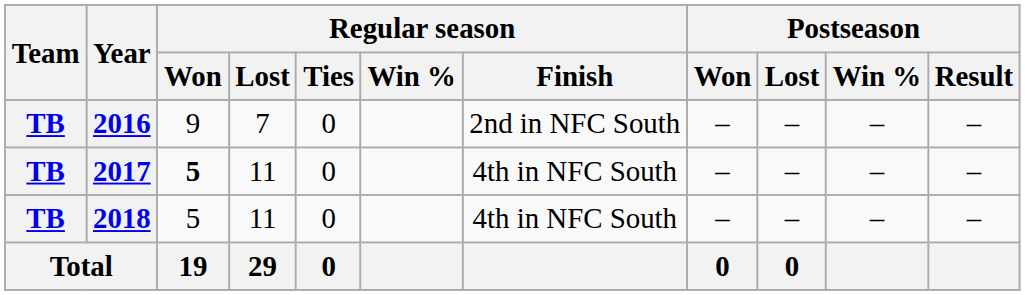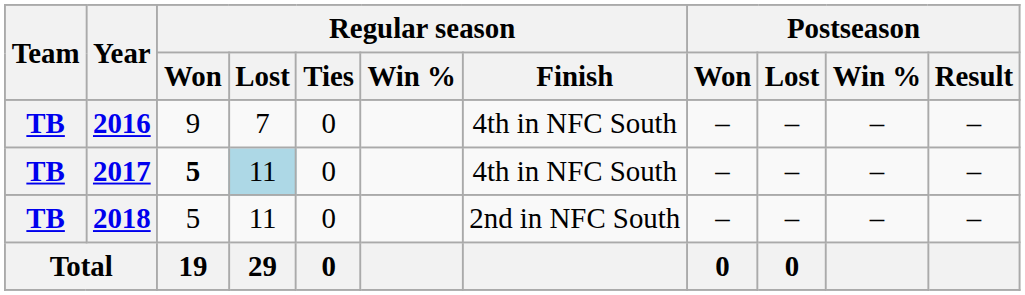(575, 123) 2nd in NFC South -> (575, 123) 4th in NFC South
(263, 171) no background -> (263, 171) lightblue background
(575, 218) 4th in NFC South -> (575, 218) 2nd in NFC South
